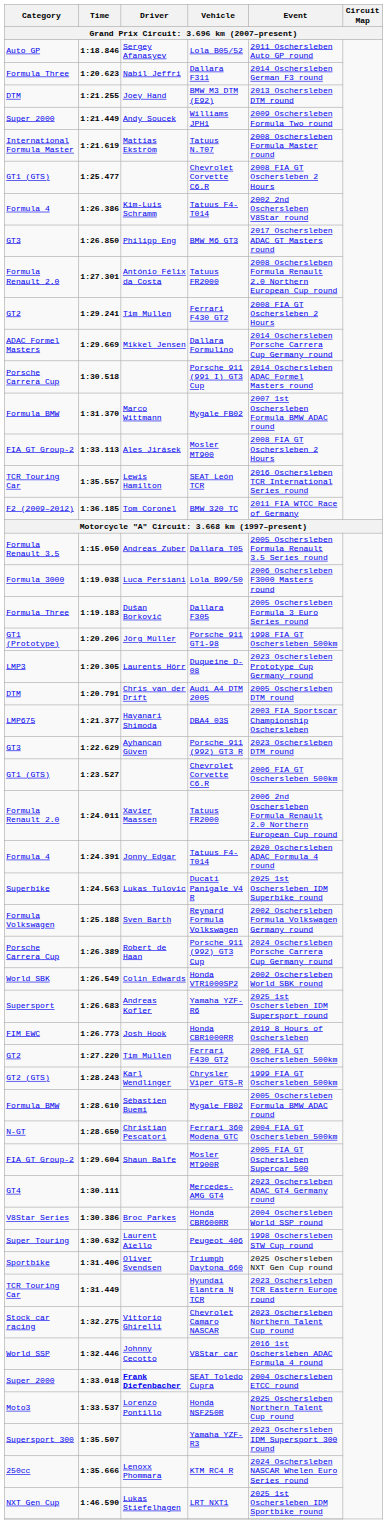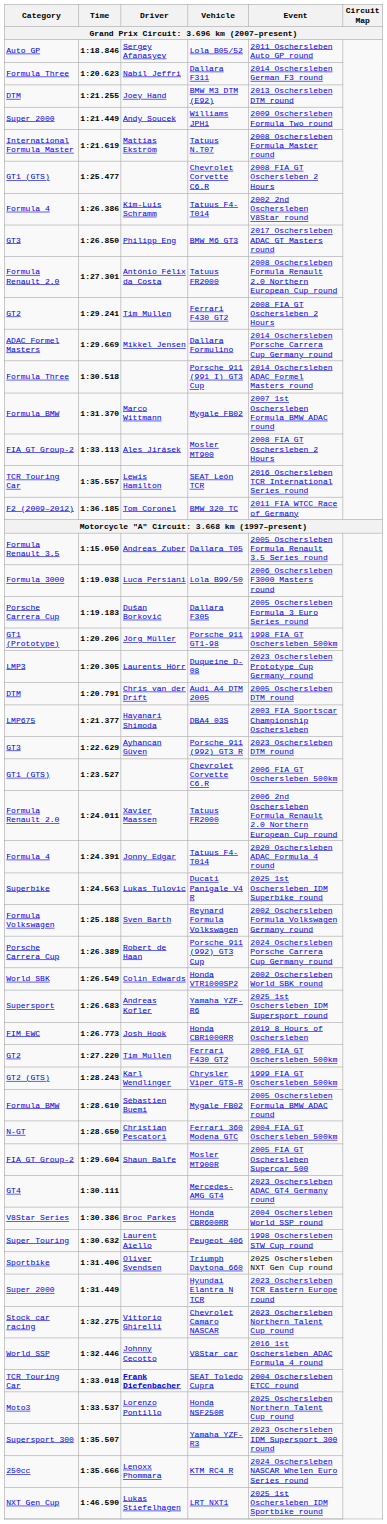(33, 377) Porsche Carrera Cup -> (38, 377) Formula Three
(38, 612) Formula Three -> (33, 612) Porsche Carrera Cup
(33, 1290) TCR Touring Car -> (30, 1290) Super 2000
(30, 1381) Super 2000 -> (33, 1381) TCR Touring Car
